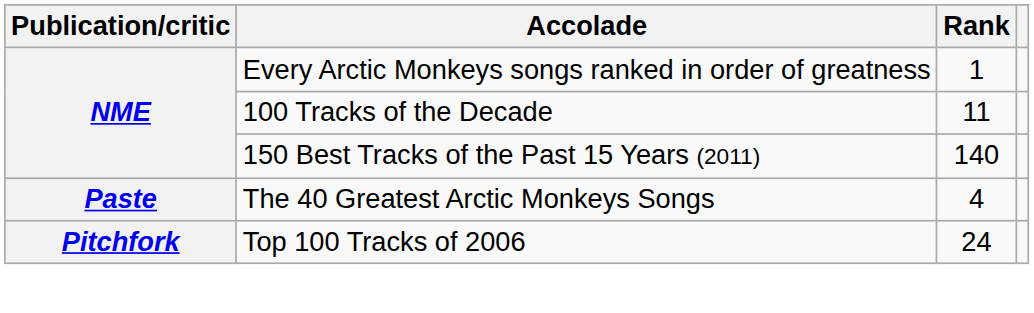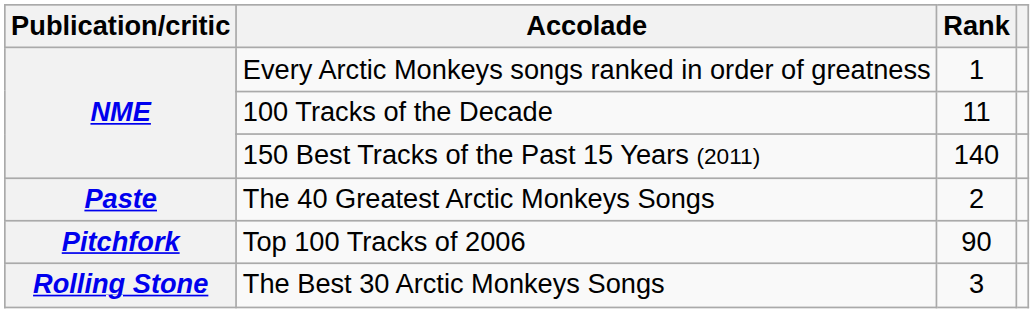(977, 198) 4 -> (977, 198) 2
(976, 241) 24 -> (976, 241) 90
+ row: (454, 284)
